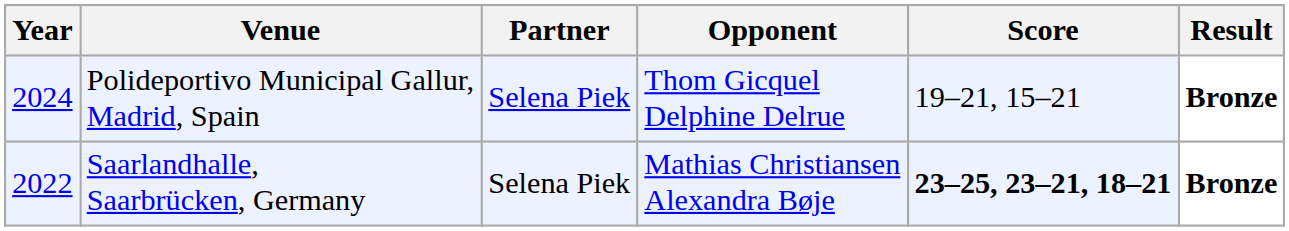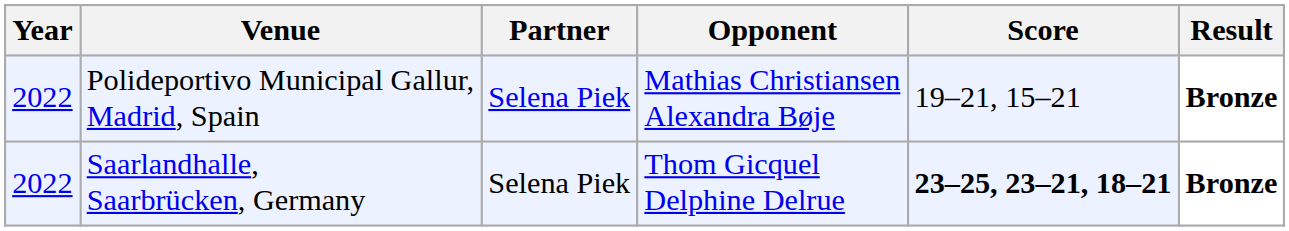(42, 97) 2024 -> (42, 97) 2022
(745, 97) Thom Gicquel Delphine Delrue -> (772, 97) Mathias Christiansen Alexandra Bøje
(772, 183) Mathias Christiansen Alexandra Bøje -> (745, 183) Thom Gicquel Delphine Delrue
